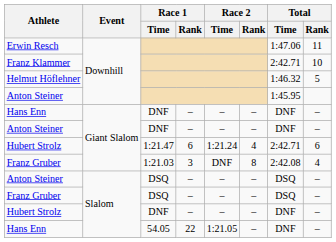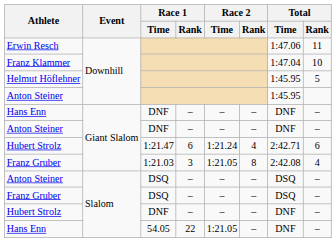(285, 63) 2:42.71 -> (285, 63) 1:47.04
(285, 79) 1:46.32 -> (285, 79) 1:45.95
(222, 162) DNF -> (222, 162) 1:21.05
